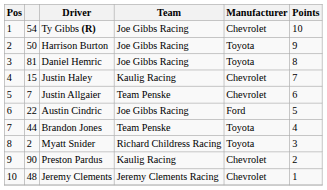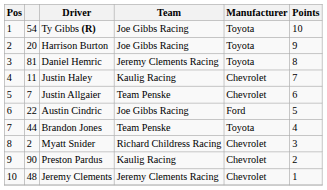(246, 28) Chevrolet -> (240, 28) Toyota
(32, 45) 50 -> (32, 45) 20
(153, 61) Joe Gibbs Racing -> (168, 61) Jeremy Clements Racing
(32, 78) 15 -> (32, 78) 11
(240, 143) Toyota -> (246, 143) Chevrolet
